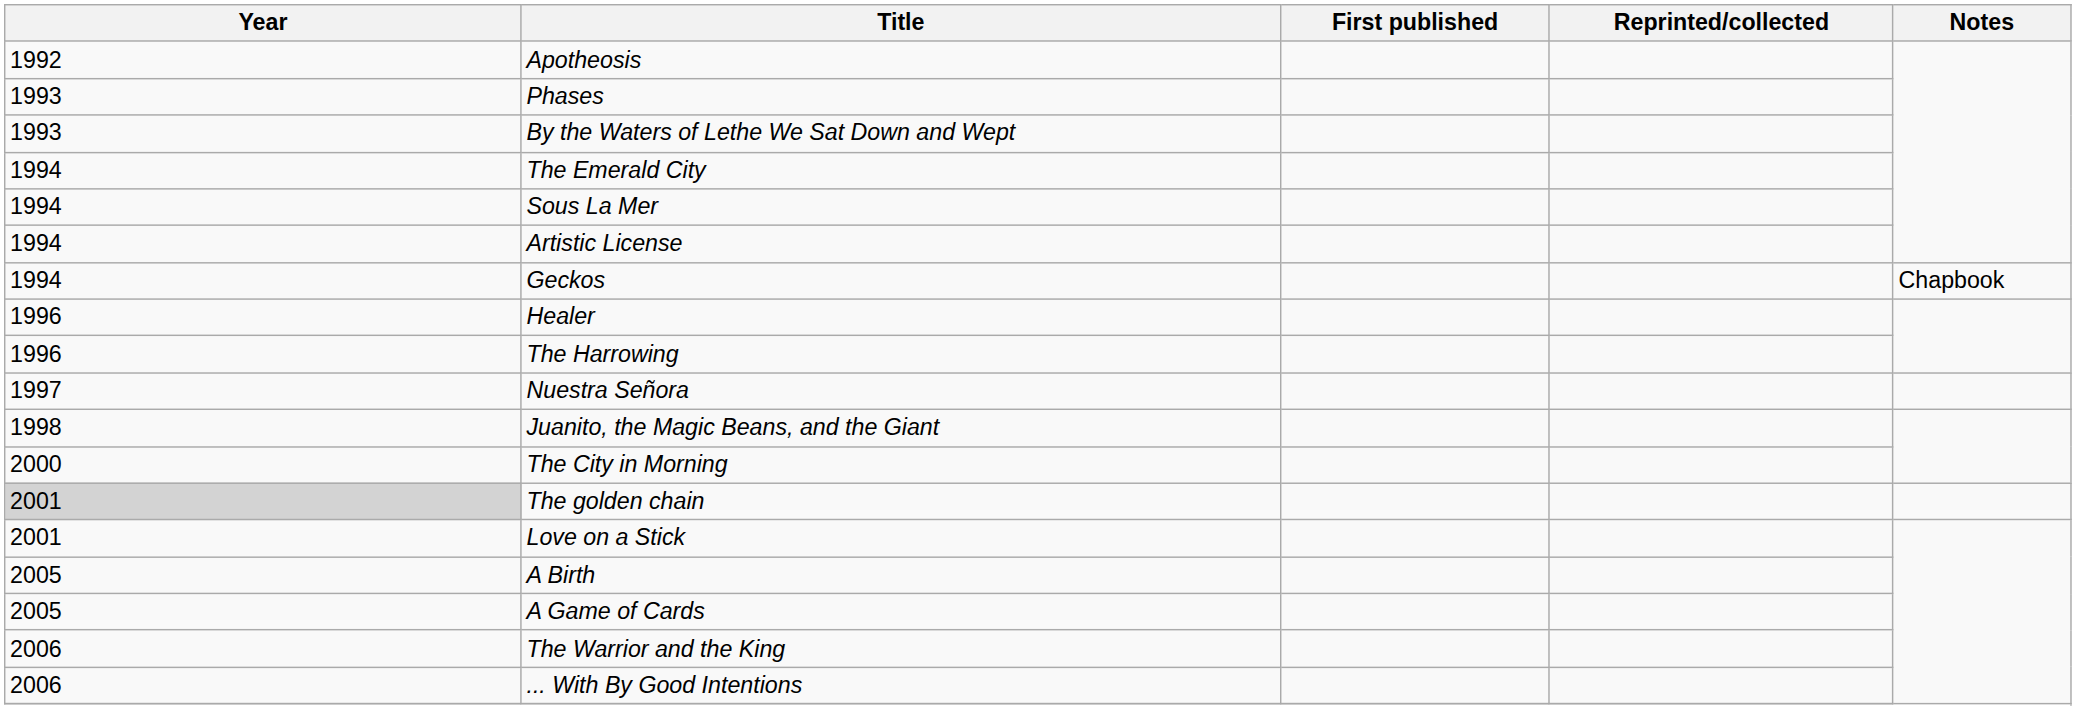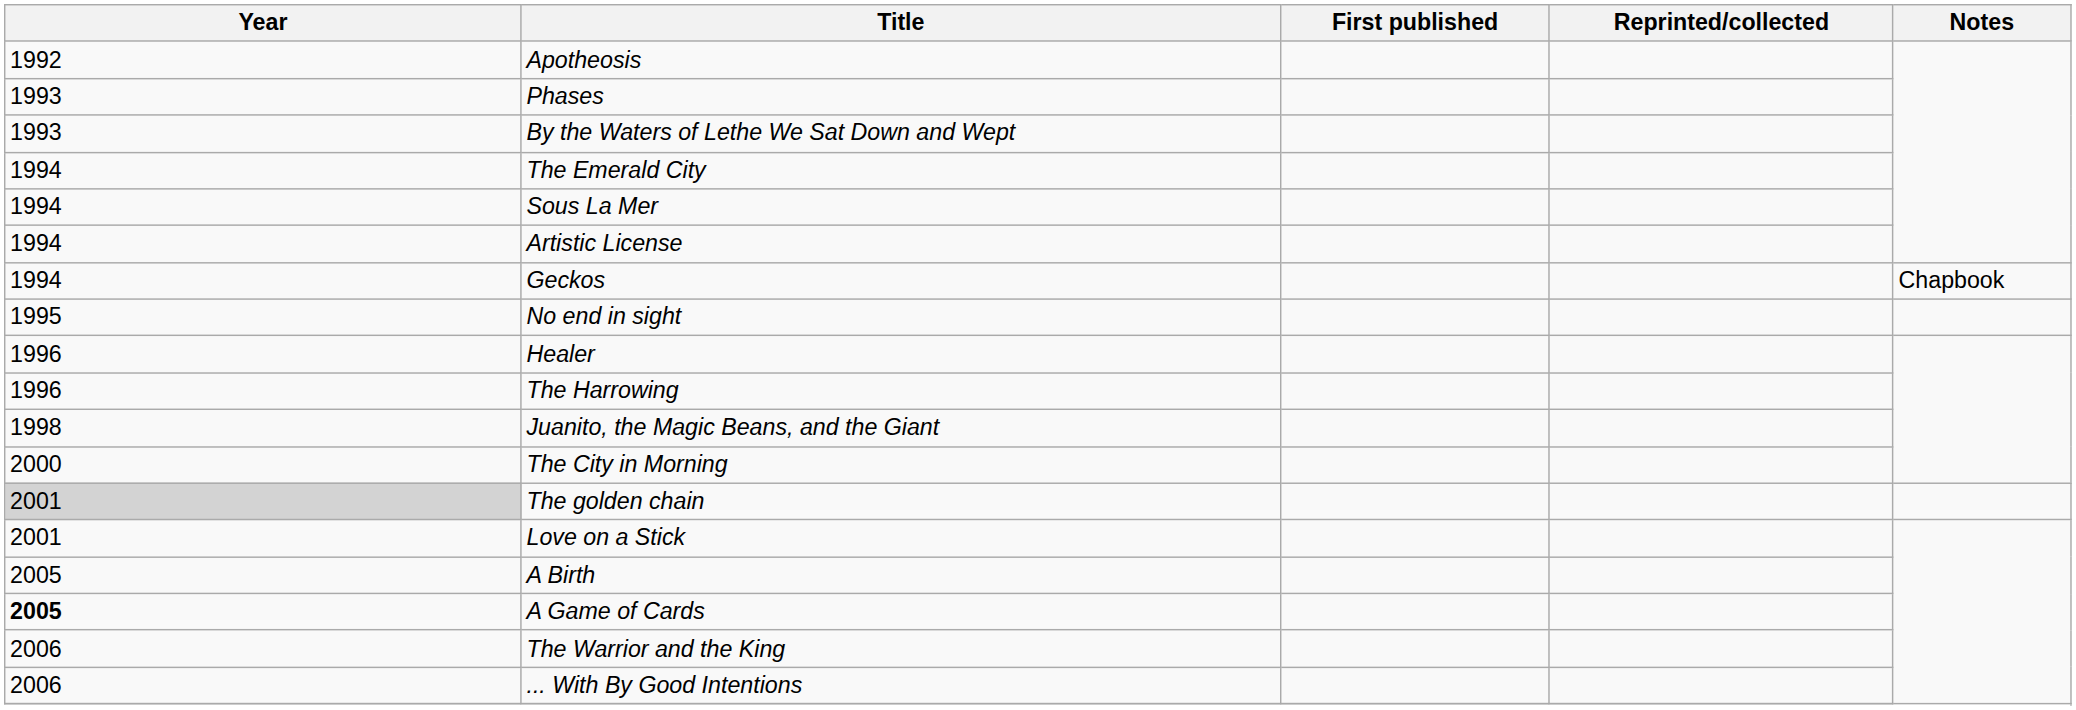+ row: (604, 317)
- row: (608, 390)
(36, 611) normal -> (36, 611) bold
